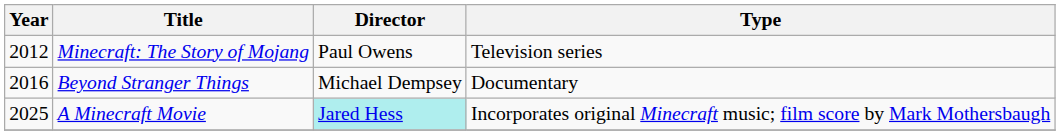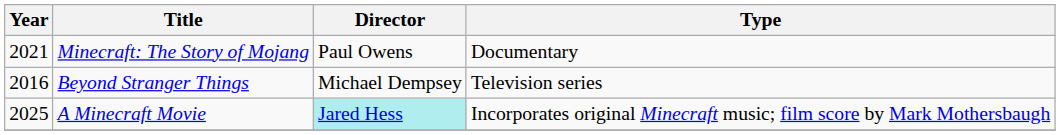(29, 51) 2012 -> (29, 51) 2021
(537, 51) Television series -> (524, 51) Documentary
(524, 82) Documentary -> (537, 82) Television series
